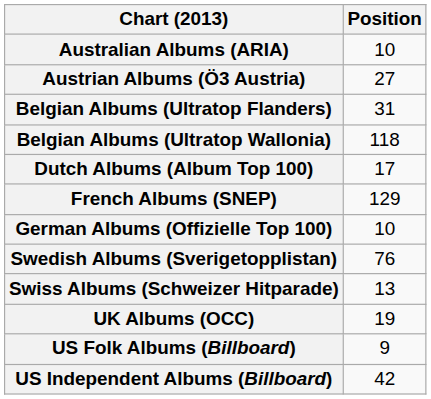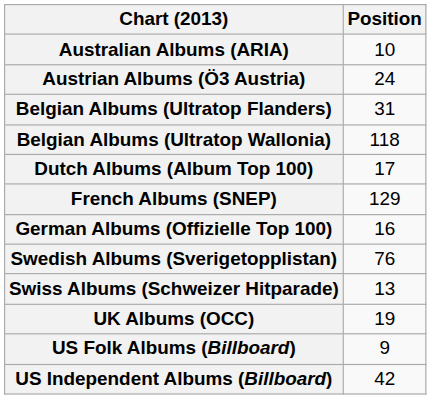(385, 79) 27 -> (385, 79) 24
(385, 229) 10 -> (385, 229) 16
